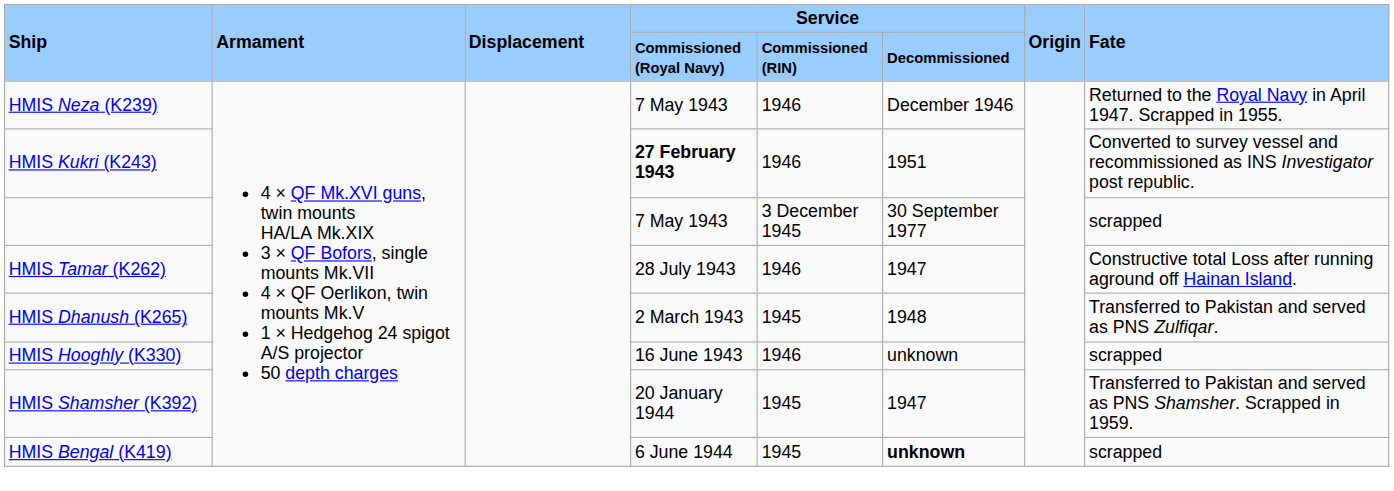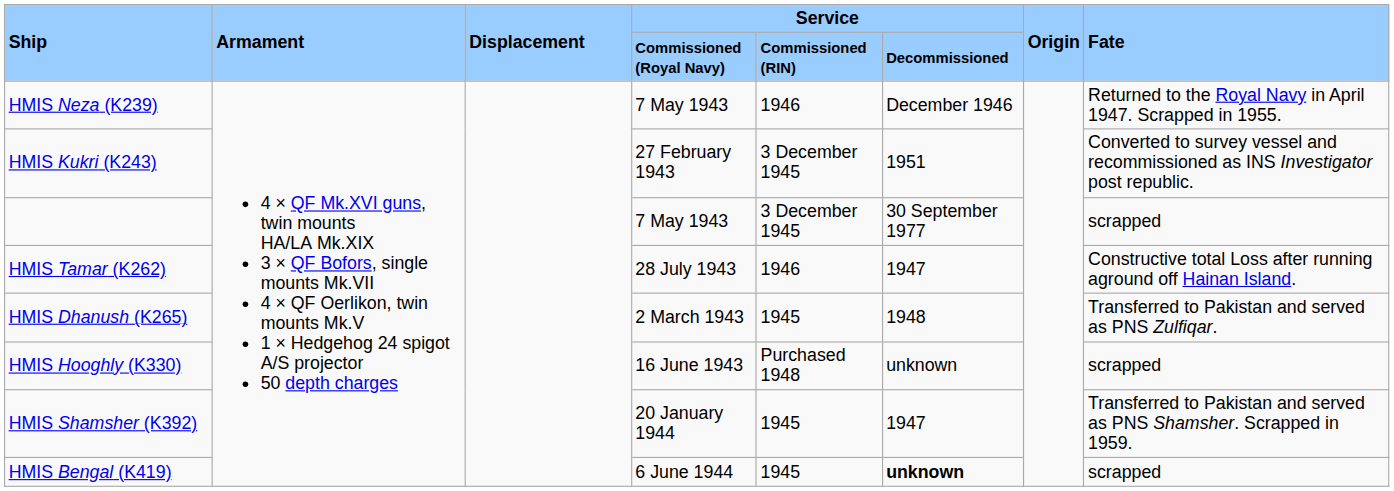(685, 163) bold -> (683, 163) normal
(781, 163) 1946 -> (809, 163) 3 December 1945
(781, 355) 1946 -> (803, 365) Purchased 1948
